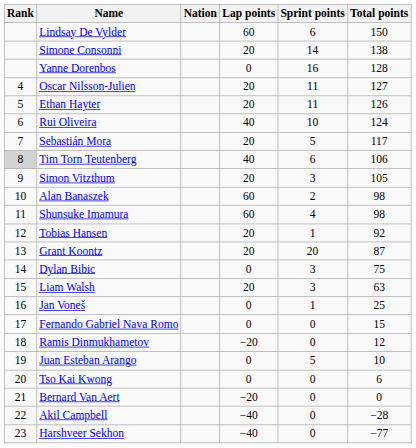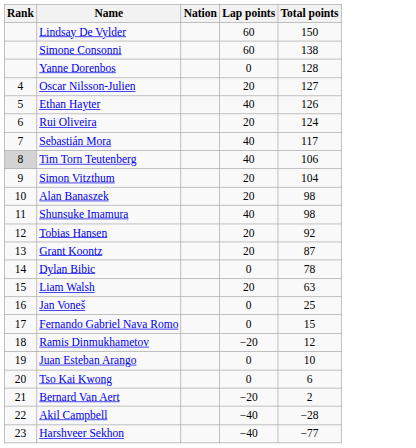- column: (313, 13)
(249, 50) 20 -> (249, 50) 60
(249, 104) 20 -> (249, 104) 40
(249, 123) 40 -> (249, 123) 20
(249, 141) 20 -> (249, 141) 40
(379, 178) 105 -> (310, 178) 104
(249, 196) 60 -> (249, 196) 20
(249, 214) 60 -> (249, 214) 40
(379, 269) 75 -> (310, 269) 78
(379, 397) 0 -> (310, 397) 2
